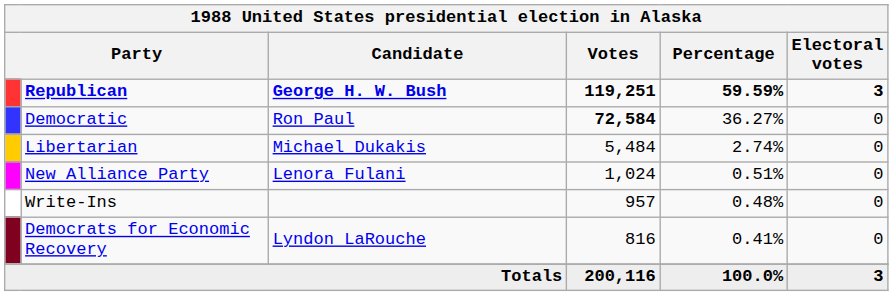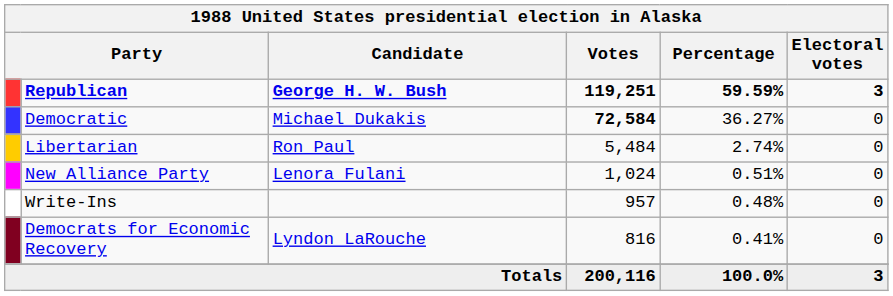(314, 121) Ron Paul -> (349, 121) Michael Dukakis
(349, 148) Michael Dukakis -> (314, 148) Ron Paul
